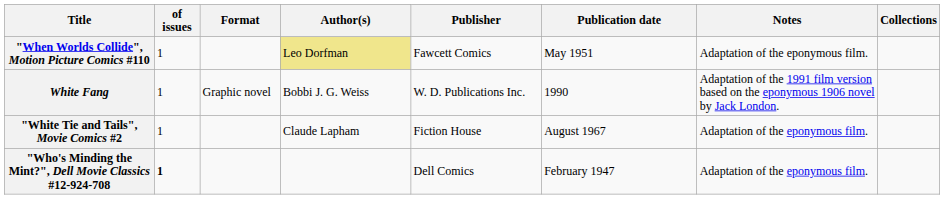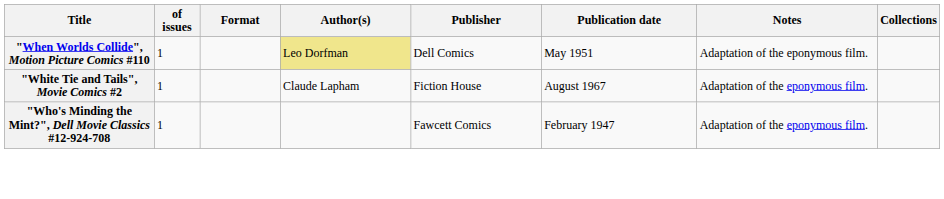(452, 53) Fawcett Comics -> (444, 53) Dell Comics
- row: (79, 92)
(160, 171) bold -> (160, 125) normal
(444, 171) Dell Comics -> (452, 125) Fawcett Comics
